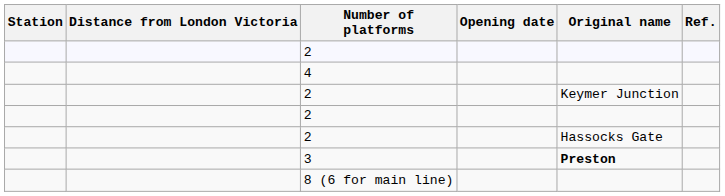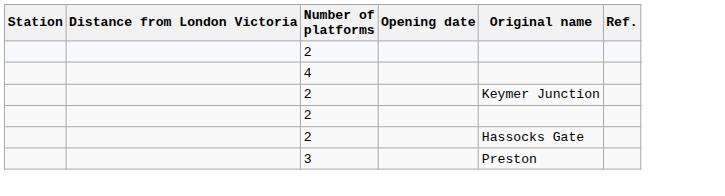(588, 159) bold -> (509, 159) normal
- row: (35, 180)
